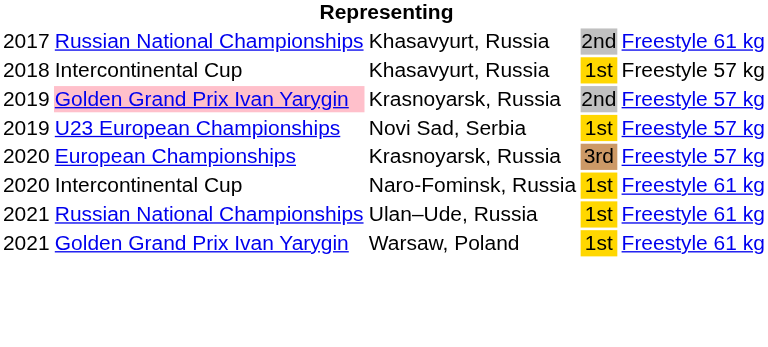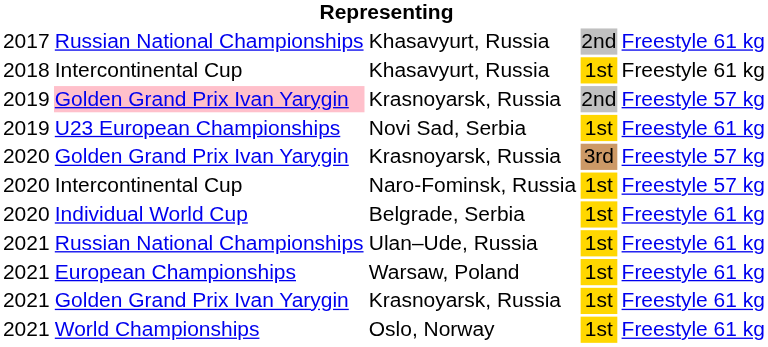(693, 70) Freestyle 57 kg -> (693, 70) Freestyle 61 kg
(693, 127) Freestyle 57 kg -> (693, 127) Freestyle 61 kg
(175, 156) European Championships -> (202, 156) Golden Grand Prix Ivan Yarygin
(693, 185) Freestyle 61 kg -> (693, 185) Freestyle 57 kg
+ row: (26, 214)
(202, 243) Golden Grand Prix Ivan Yarygin -> (175, 271) European Championships
+ row: (26, 300)
+ row: (26, 329)
